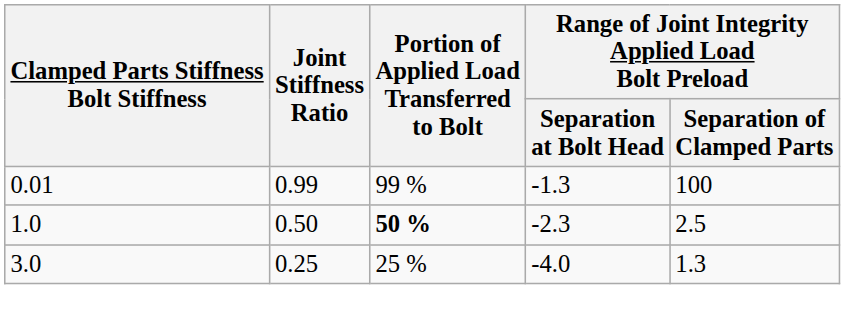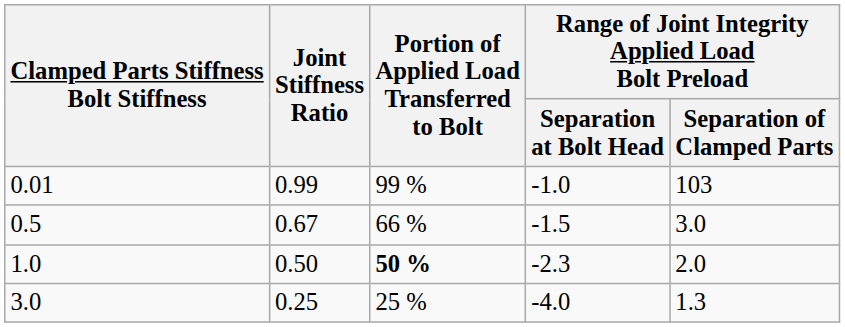(551, 185) -1.3 -> (551, 185) -1.0
(694, 185) 100 -> (694, 185) 103
+ row: (26, 224)
(691, 224) 2.5 -> (691, 263) 2.0
